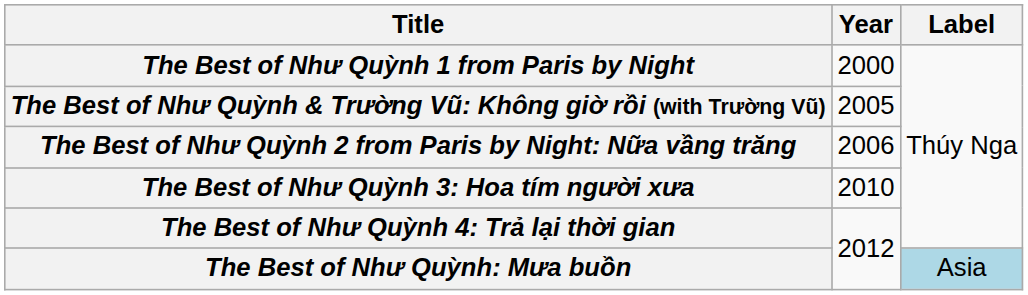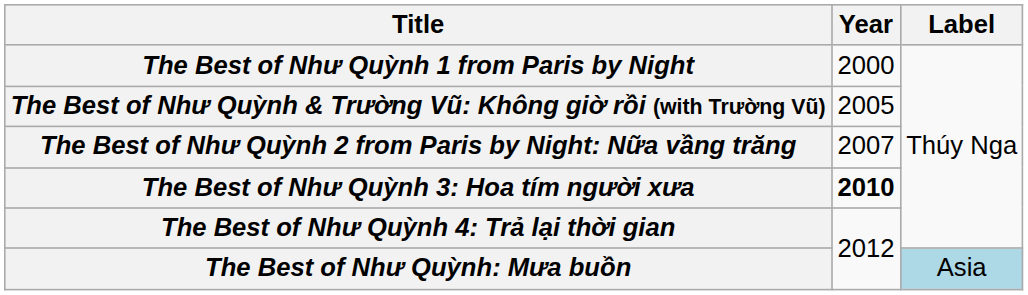(866, 146) 2006 -> (866, 146) 2007
(866, 187) normal -> (866, 187) bold
